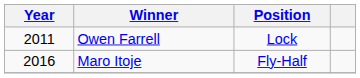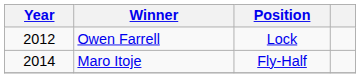(39, 38) 2011 -> (39, 38) 2012
(39, 61) 2016 -> (39, 61) 2014
